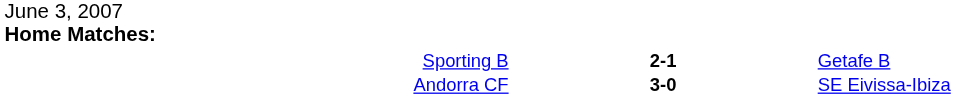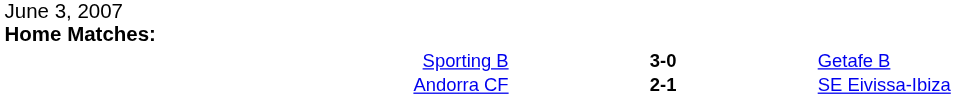(663, 61) 2-1 -> (663, 61) 3-0
(663, 85) 3-0 -> (663, 85) 2-1
